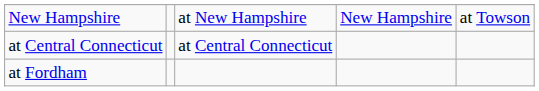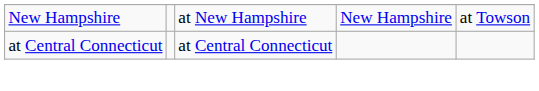- row: (48, 72)
